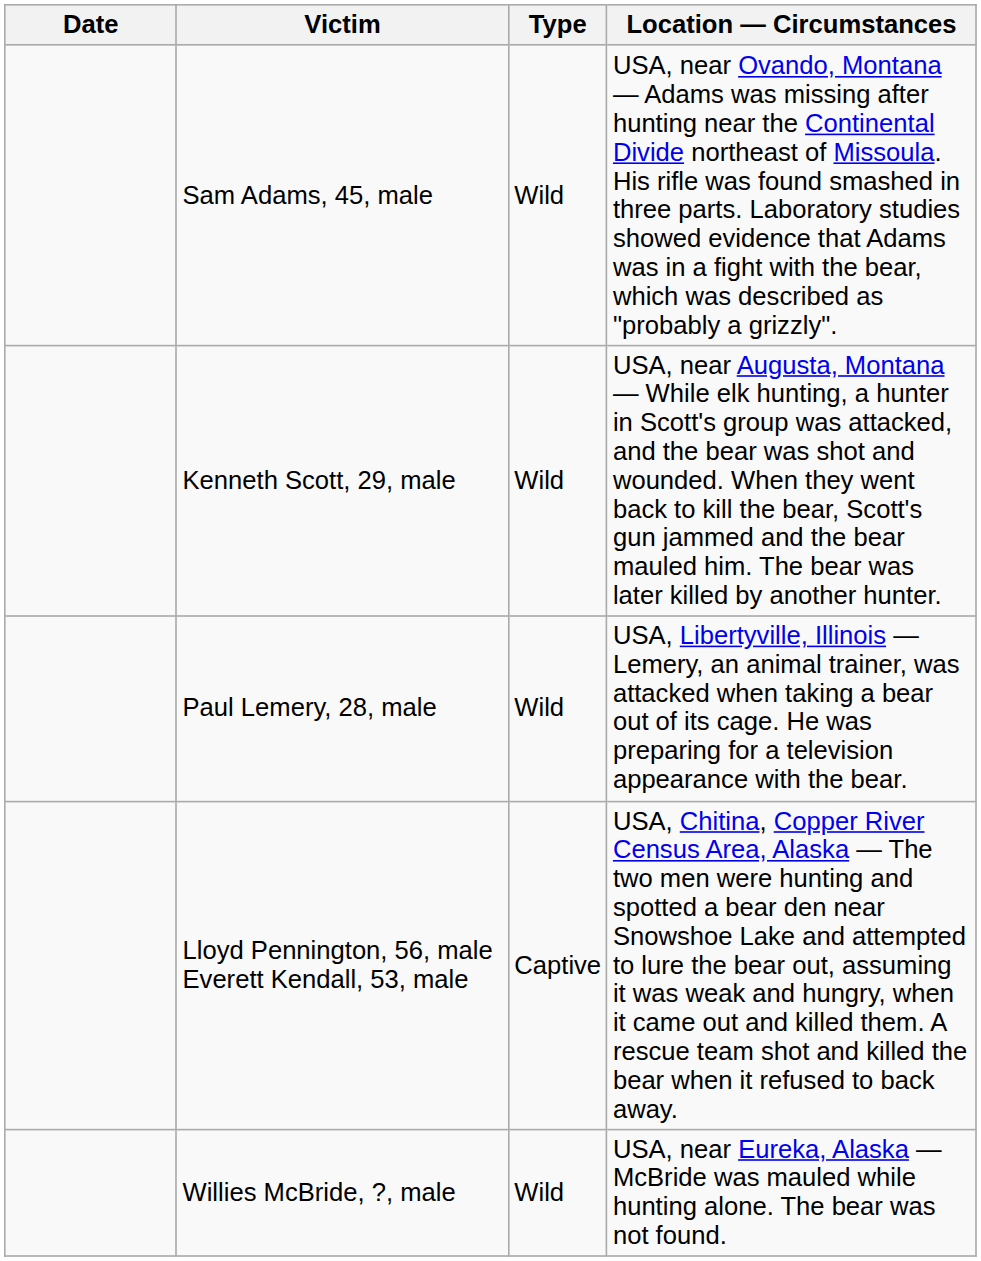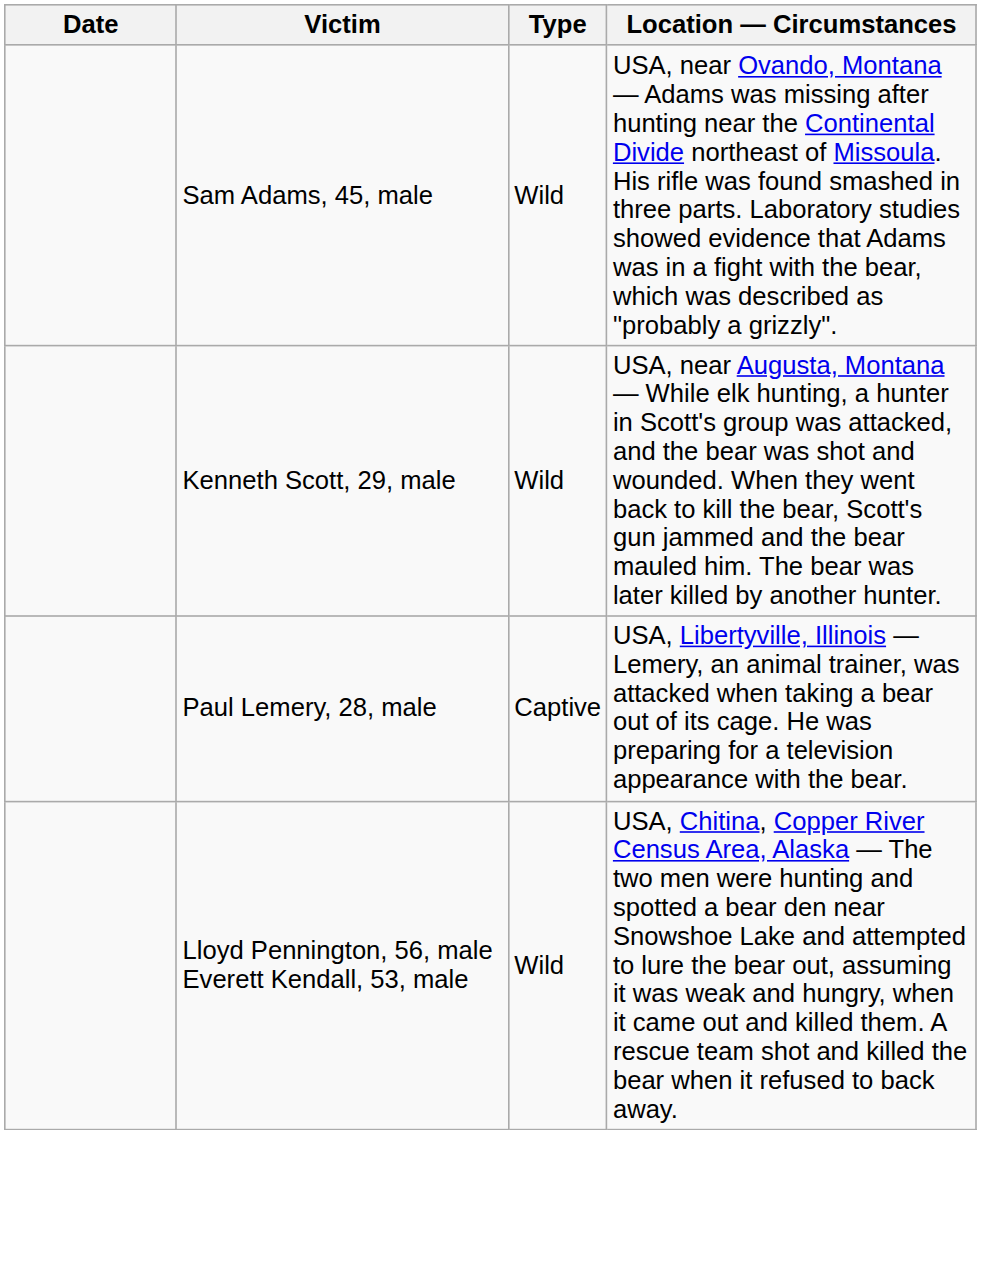(539, 708) Wild -> (558, 708) Captive
(558, 964) Captive -> (539, 964) Wild
- row: (319, 1192)
